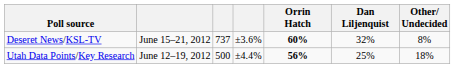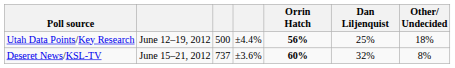rows swapped: (71, 55) <-> (54, 39)
